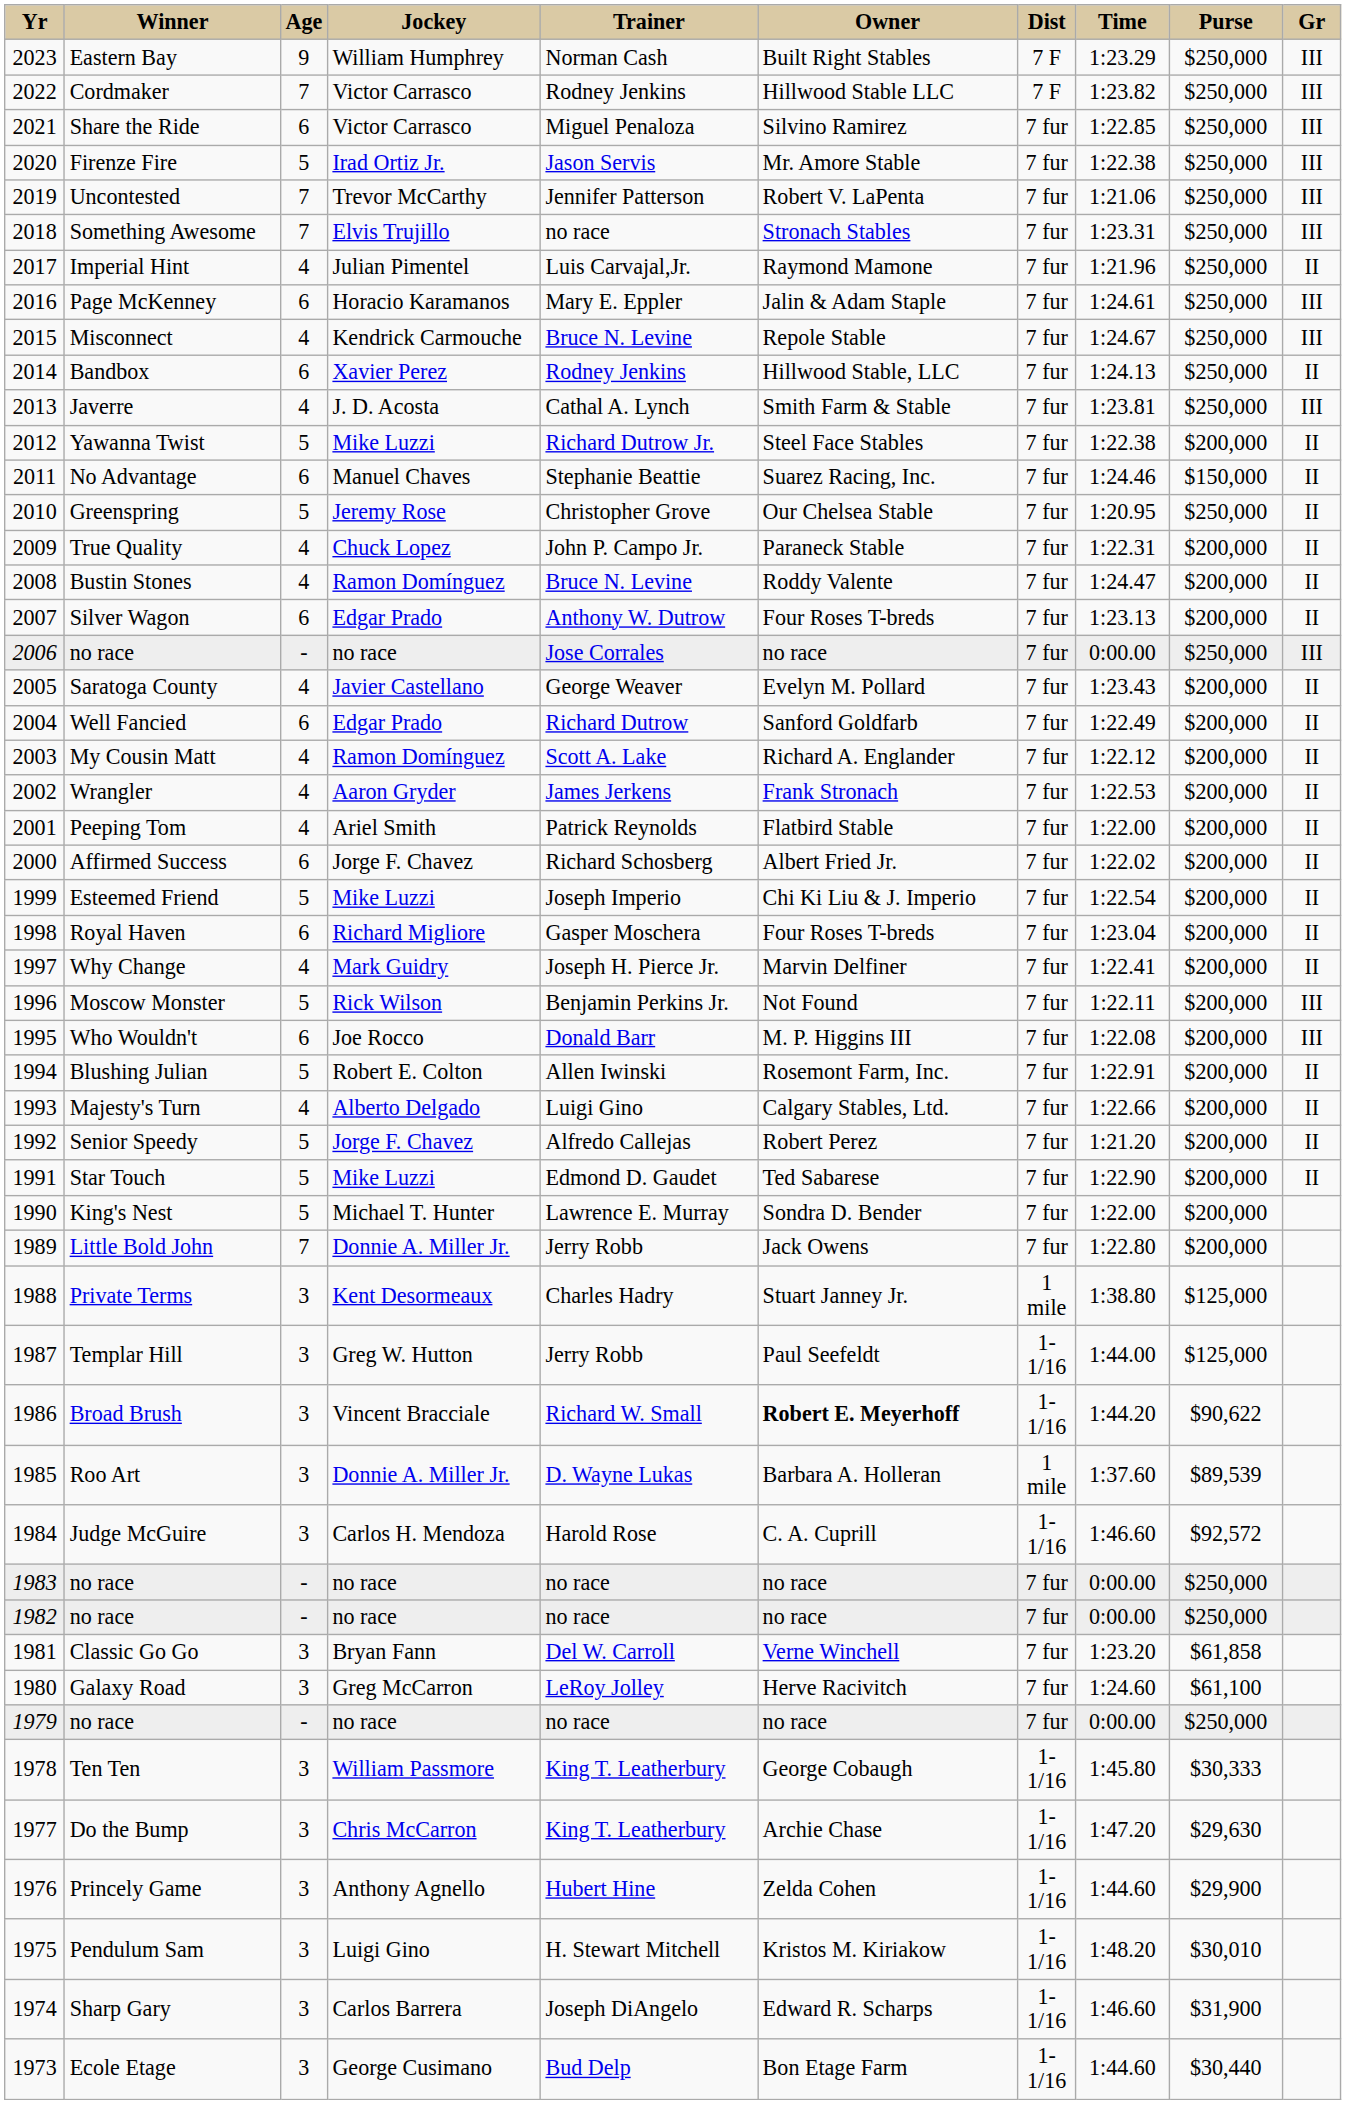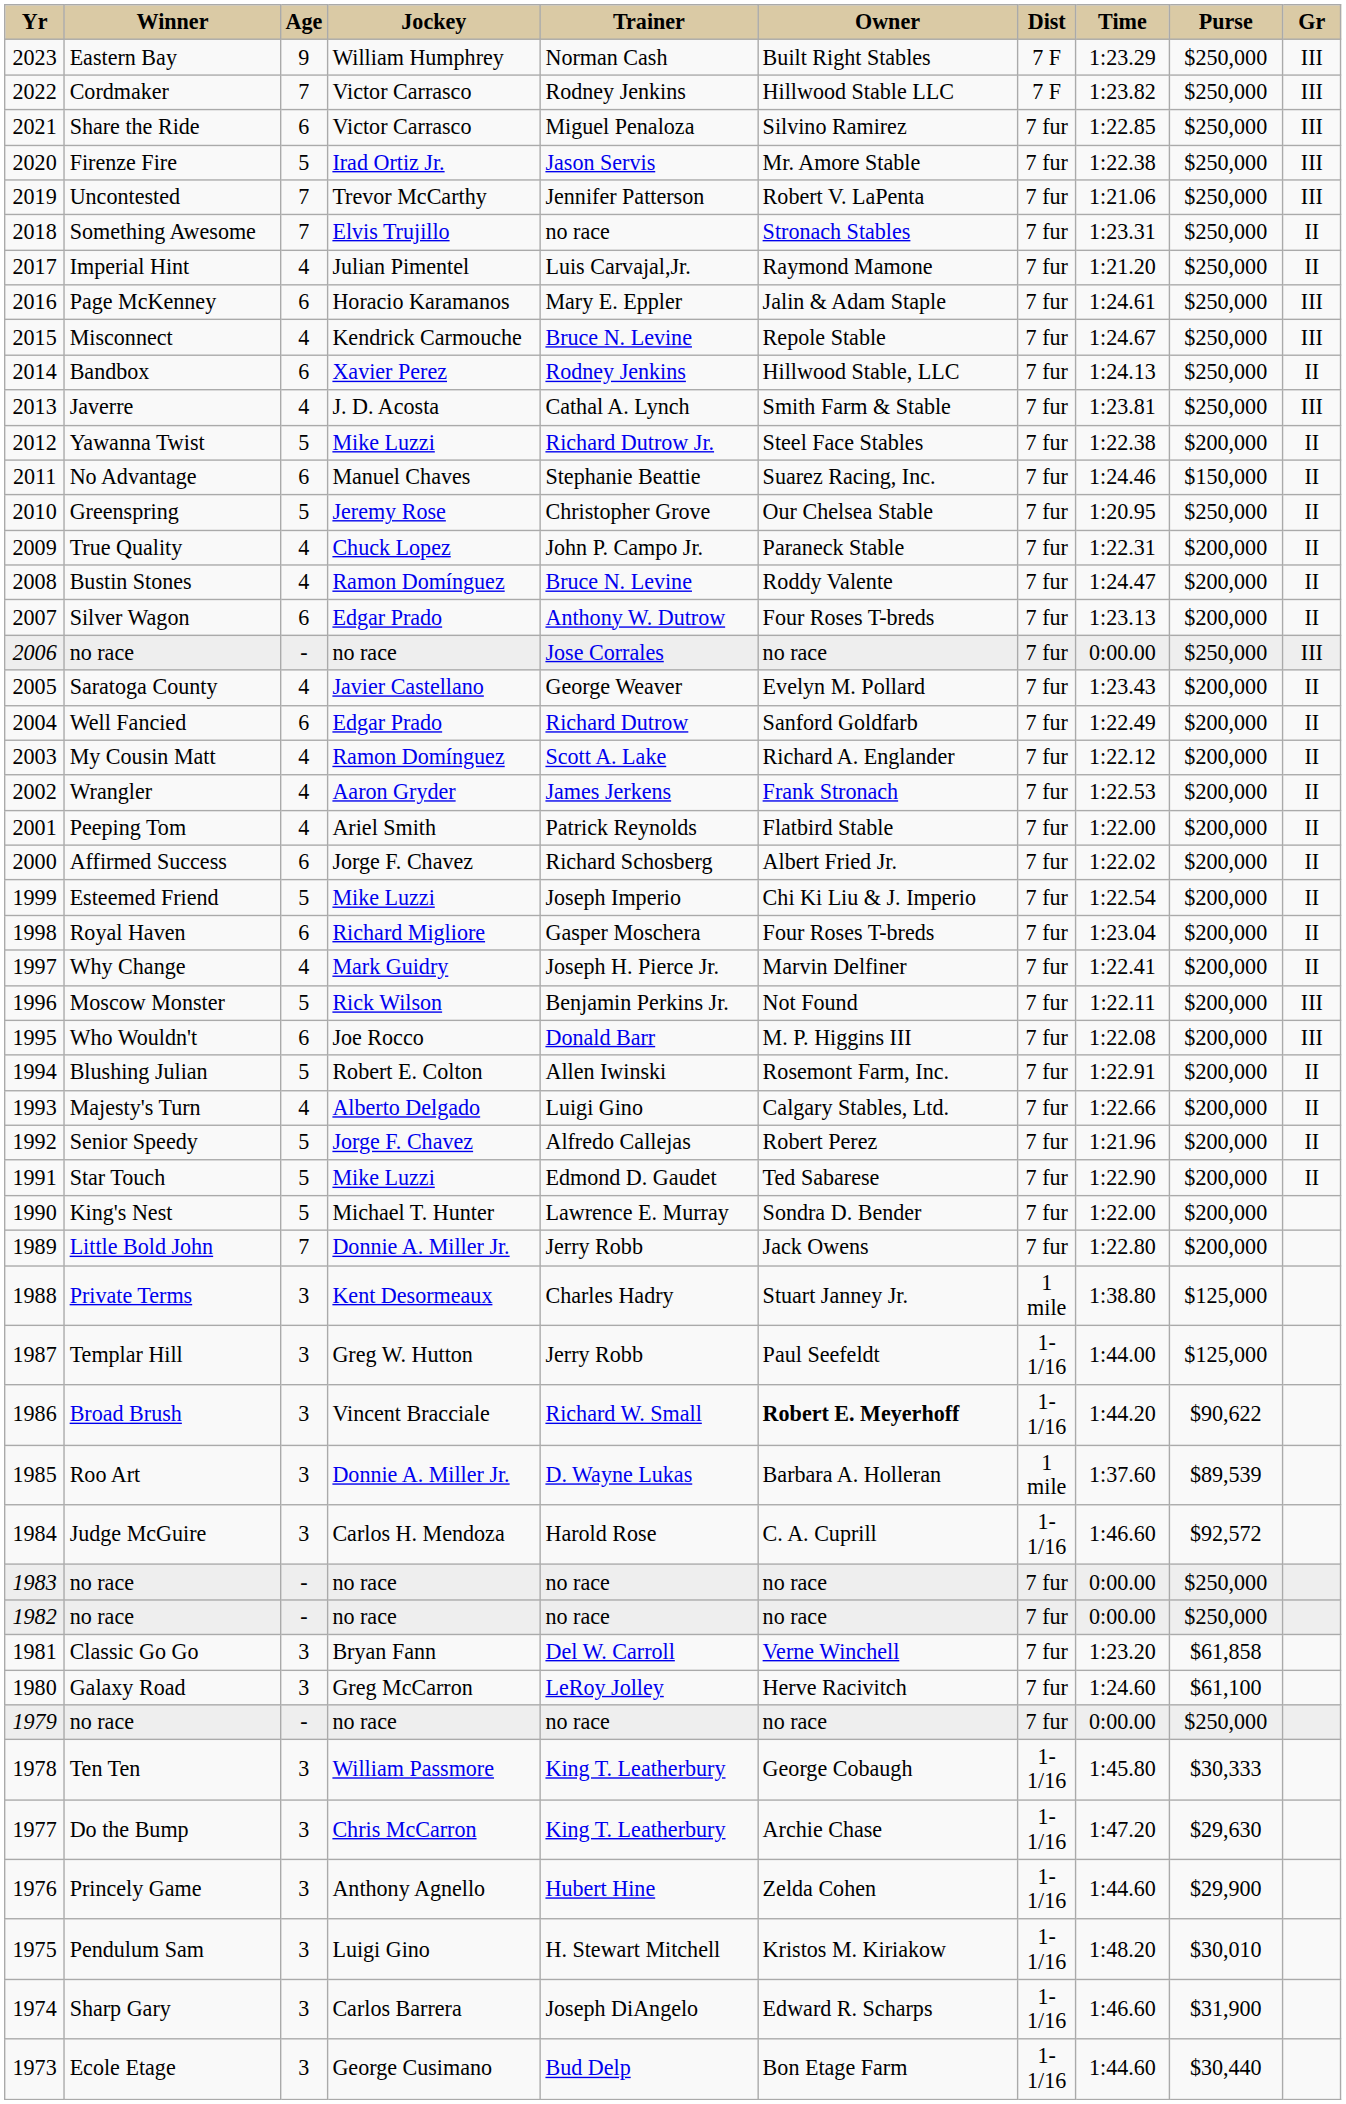(1312, 232) III -> (1312, 232) II
(1122, 267) 1:21.96 -> (1122, 267) 1:21.20
(1122, 1142) 1:21.20 -> (1122, 1142) 1:21.96
